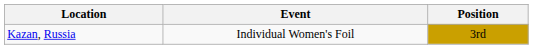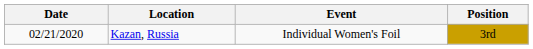+ column: (56, 14)
